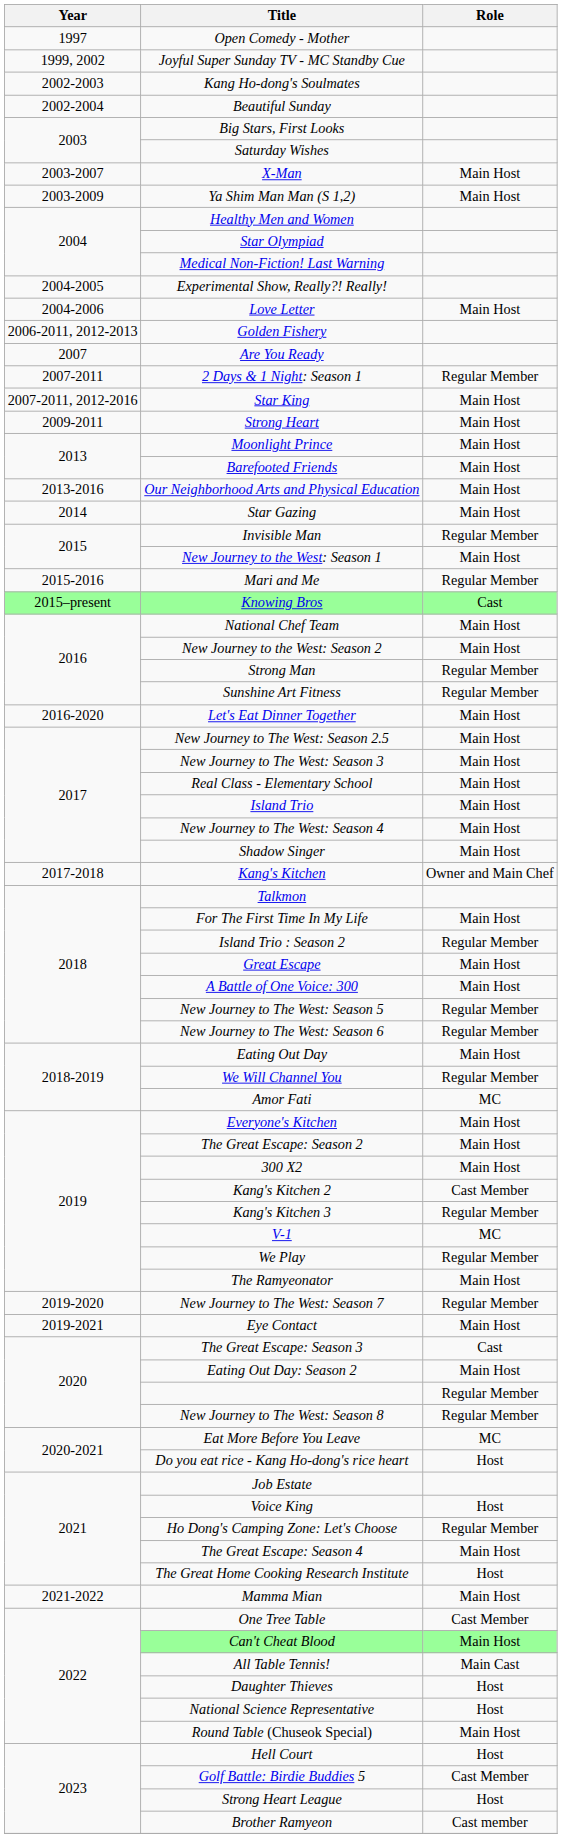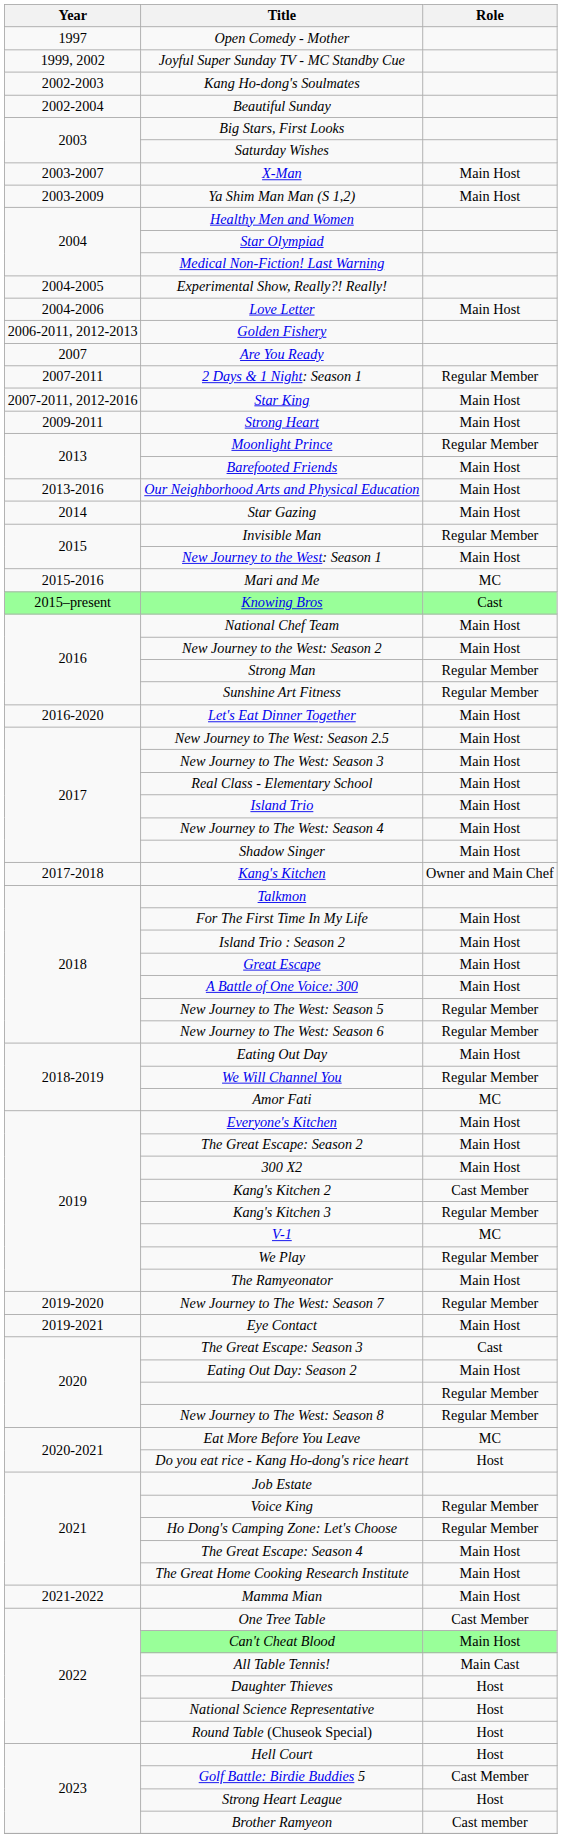(490, 444) Main Host -> (490, 444) Regular Member
(490, 580) Regular Member -> (490, 580) MC
(490, 941) Regular Member -> (490, 941) Main Host
(490, 1506) Host -> (490, 1506) Regular Member
(490, 1574) Host -> (490, 1574) Main Host
(490, 1732) Main Host -> (490, 1732) Host
